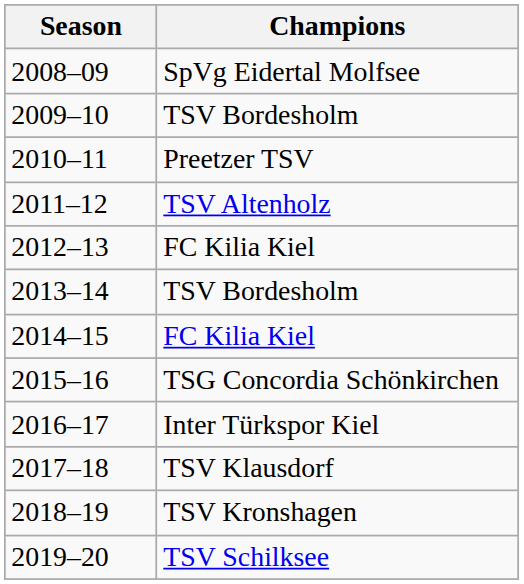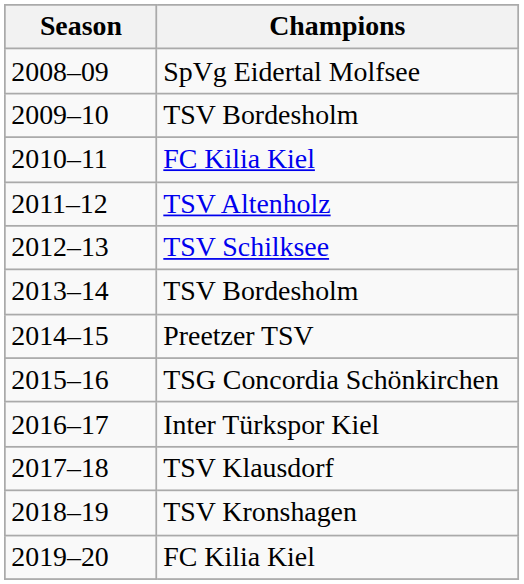(238, 159) Preetzer TSV -> (239, 159) FC Kilia Kiel
(239, 247) FC Kilia Kiel -> (246, 247) TSV Schilksee
(239, 335) FC Kilia Kiel -> (238, 335) Preetzer TSV
(246, 556) TSV Schilksee -> (239, 556) FC Kilia Kiel
